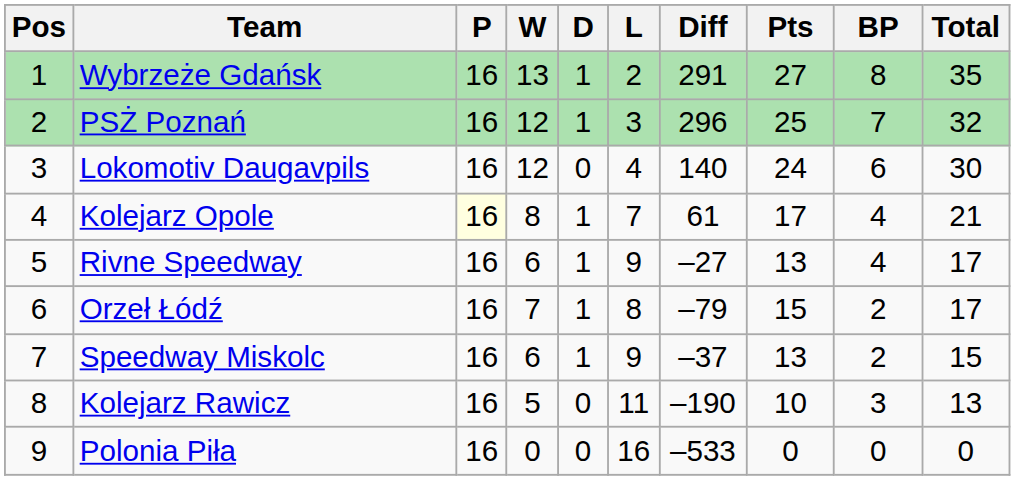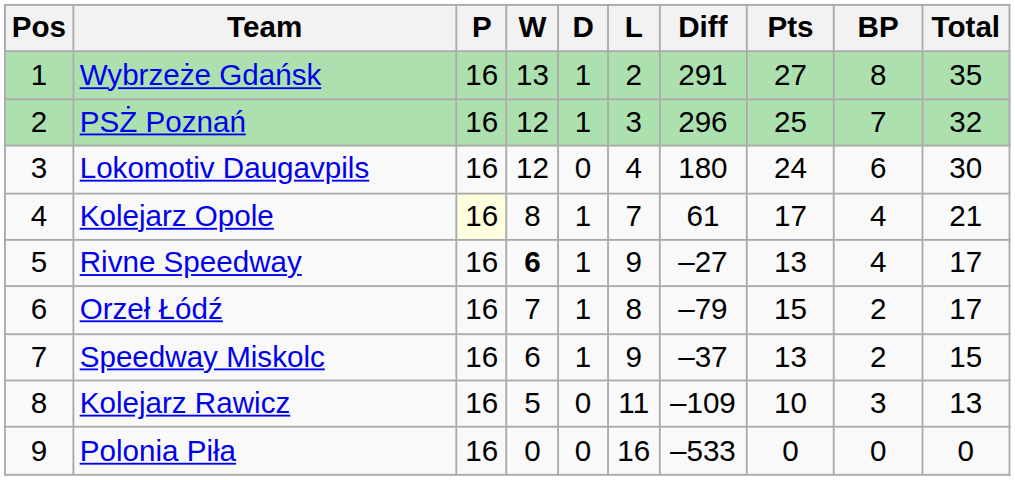(703, 168) 140 -> (703, 168) 180
(532, 262) normal -> (532, 262) bold
(703, 403) –190 -> (703, 403) –109
